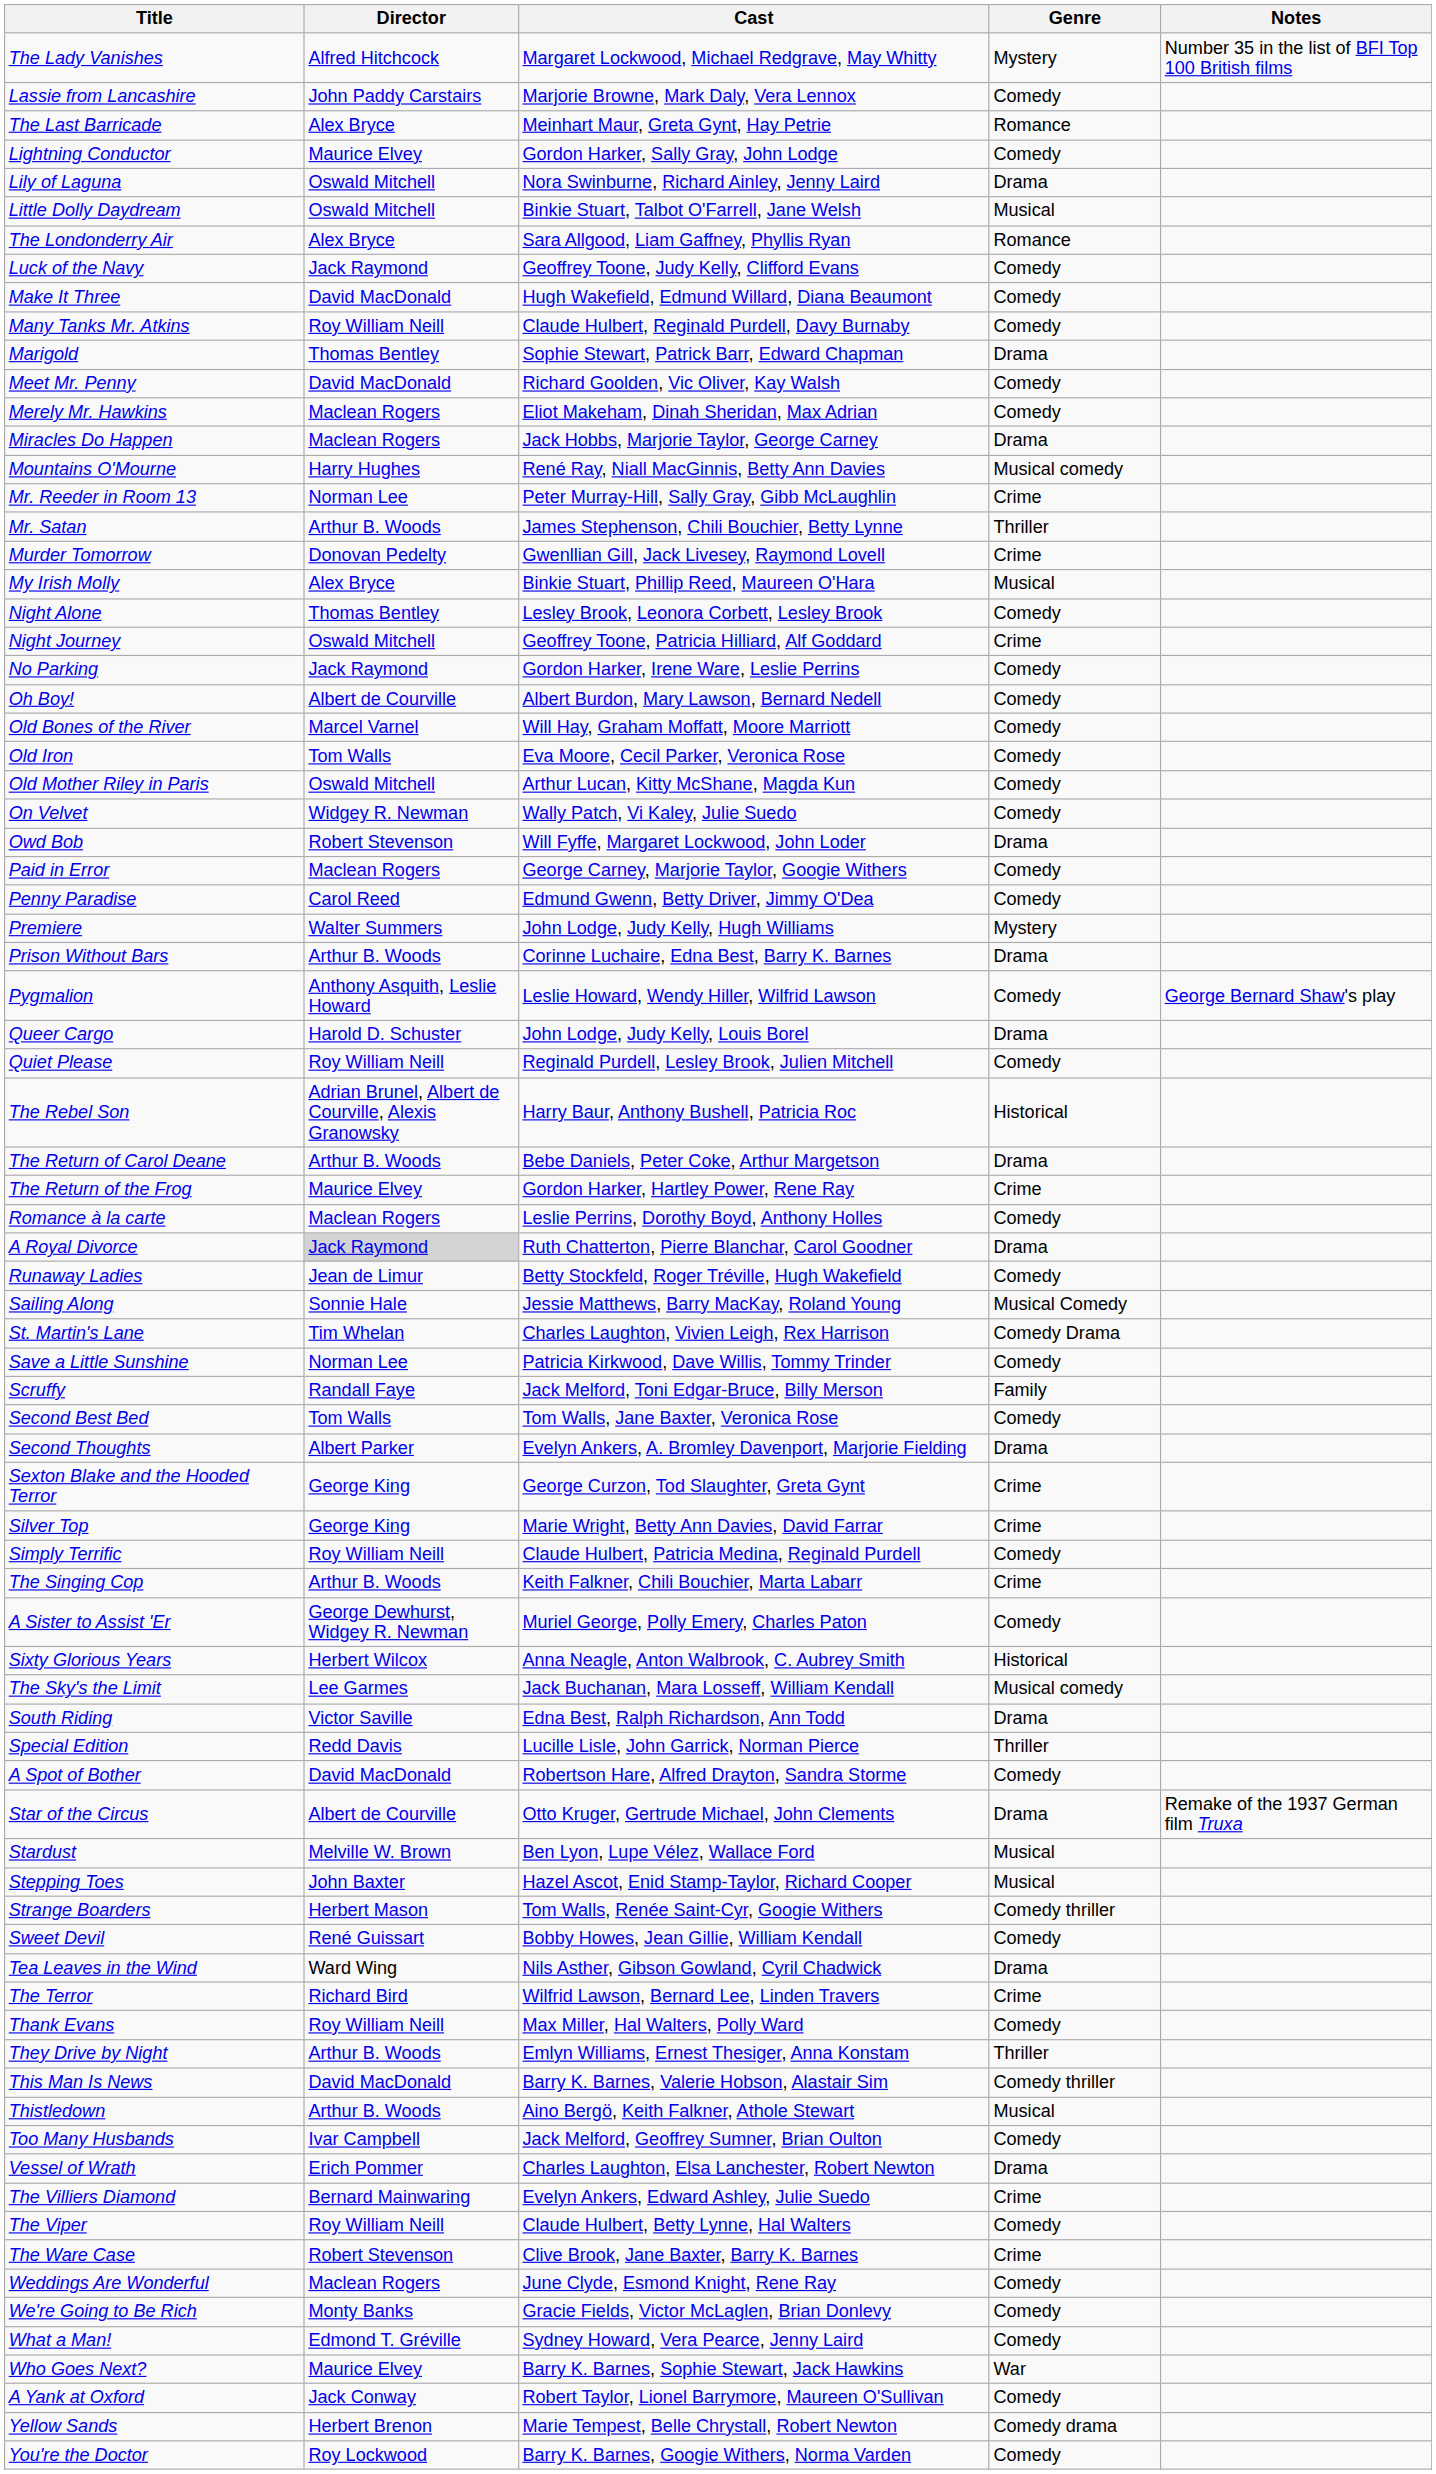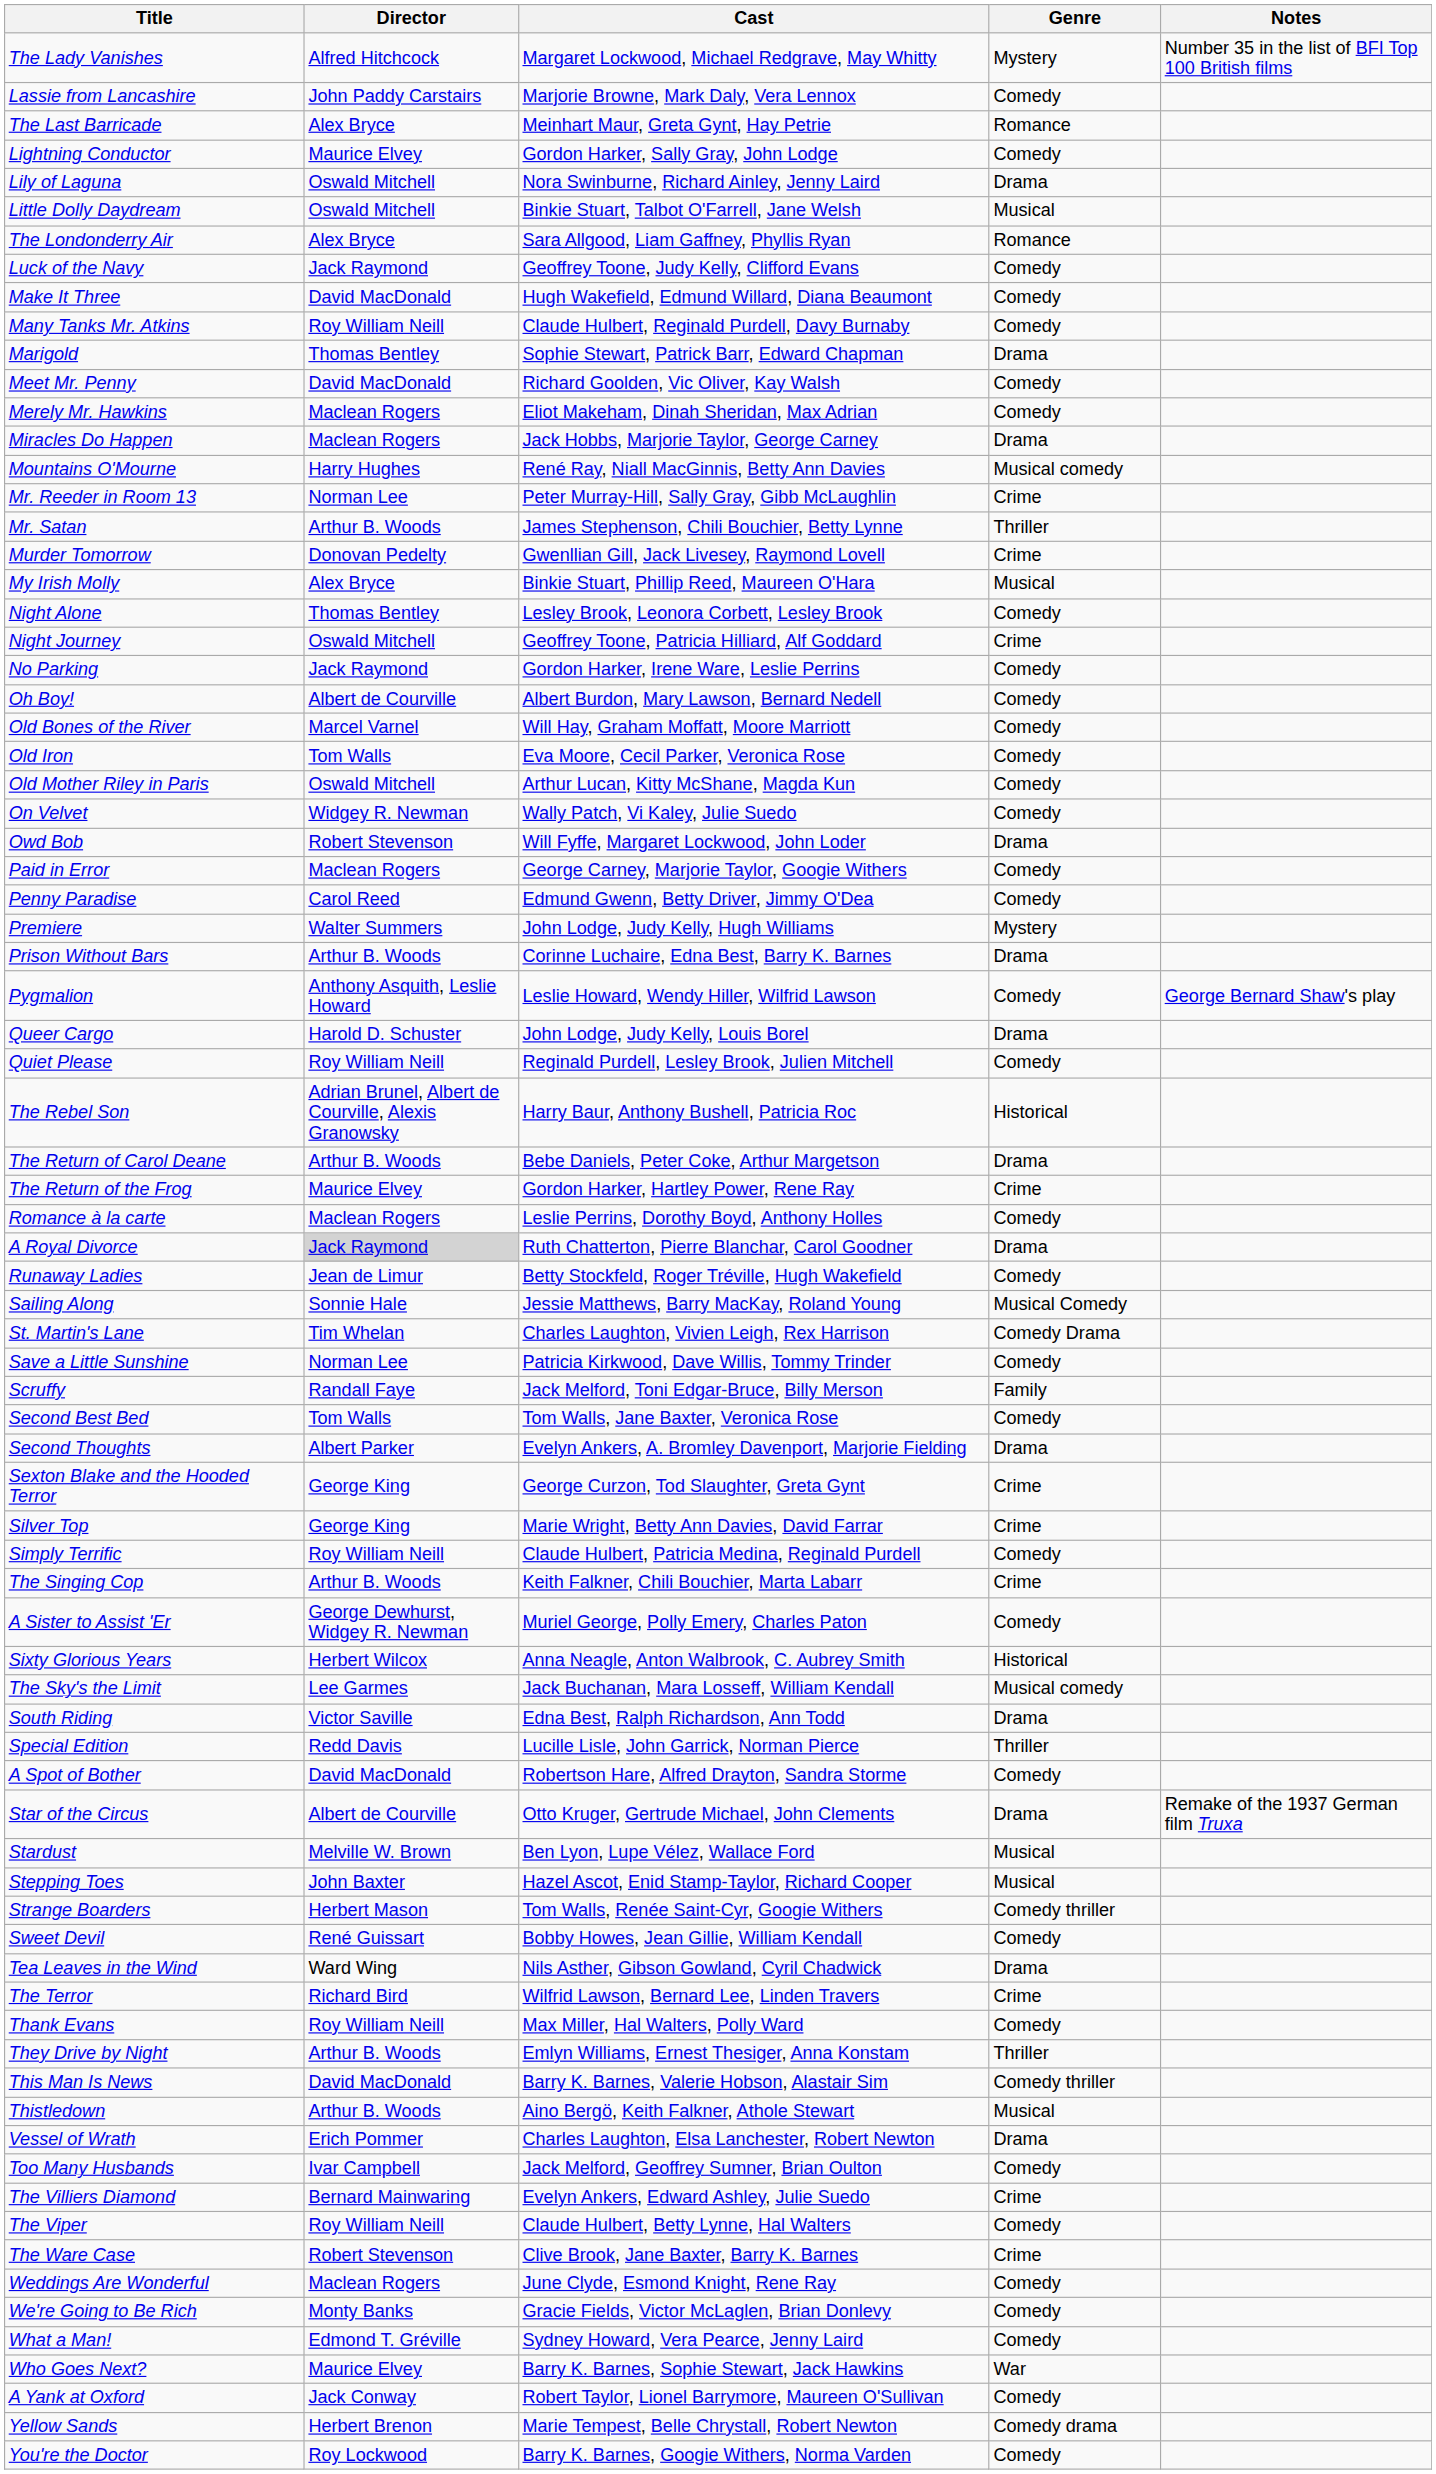rows swapped: (91, 2139) <-> (72, 2168)
